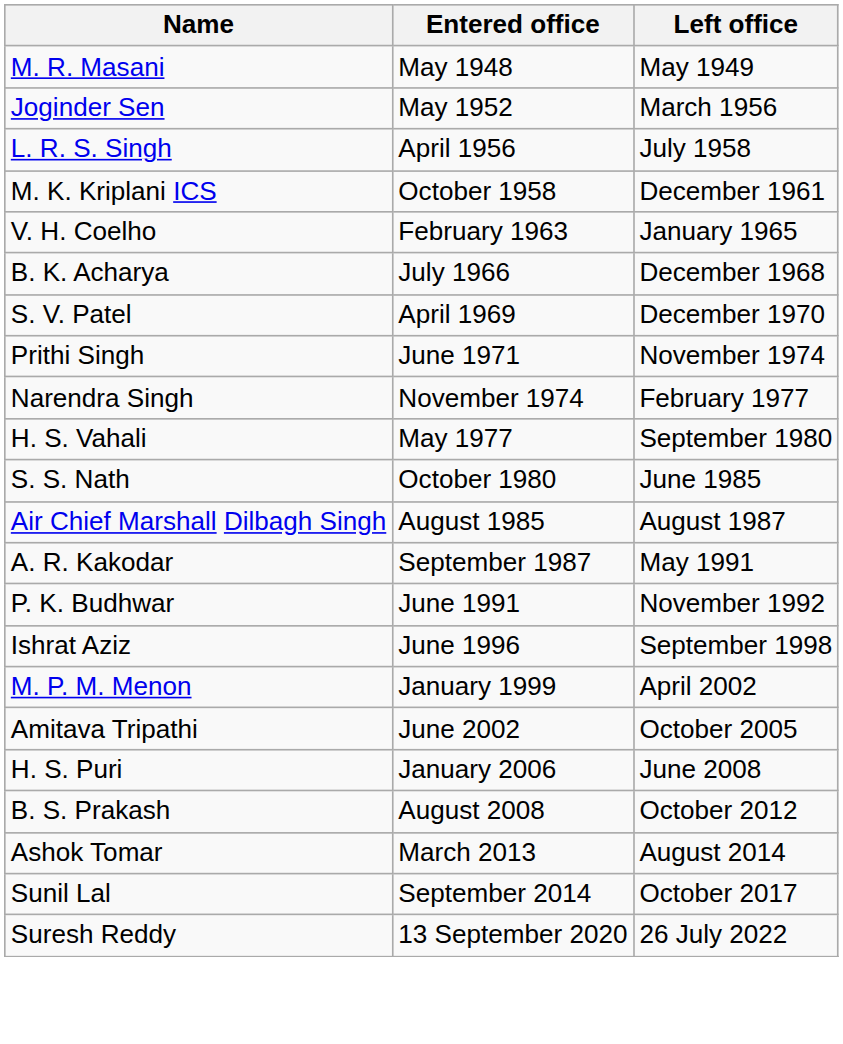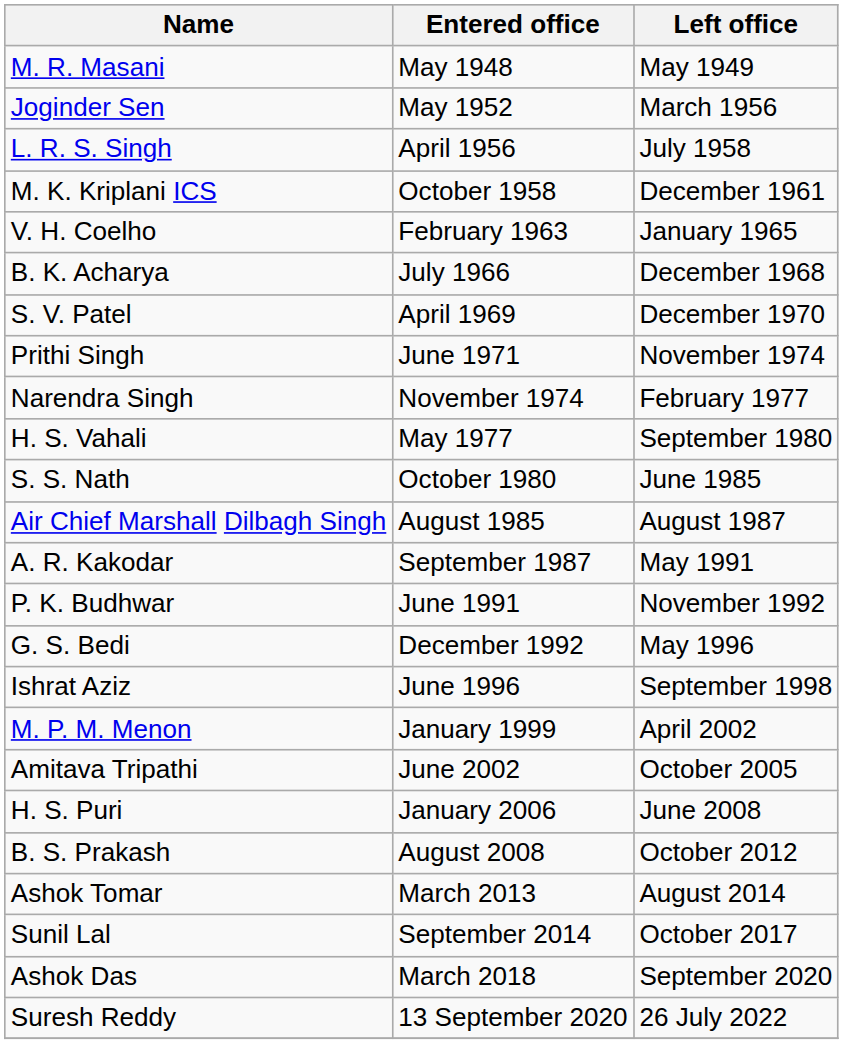+ row: (70, 645)
+ row: (74, 976)
